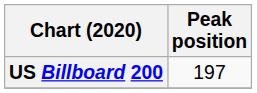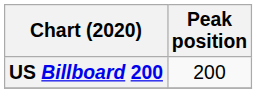(210, 72) 197 -> (210, 72) 200
